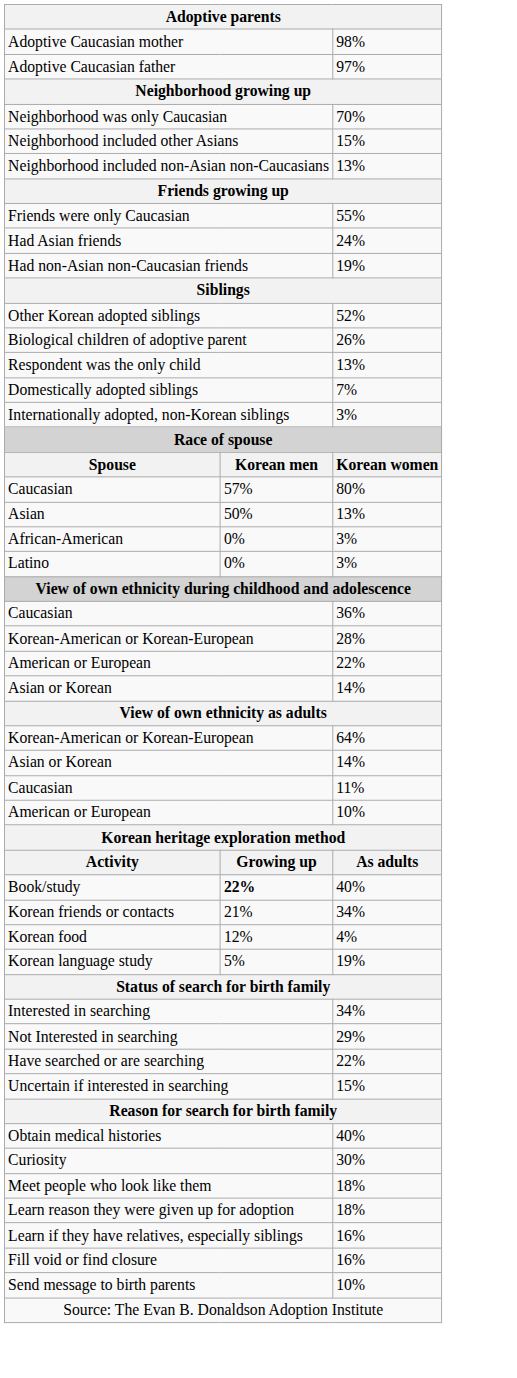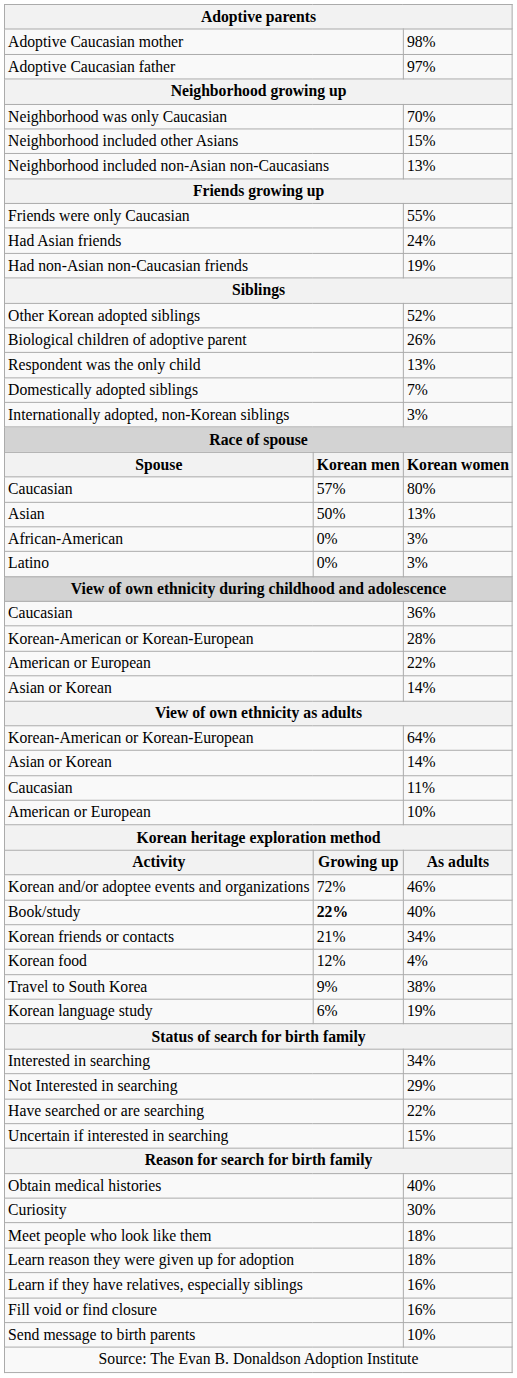+ row: (159, 887)
+ row: (78, 986)
(234, 961) 5% -> (327, 1011) 6%
